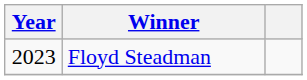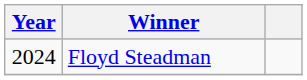(34, 56) 2023 -> (34, 56) 2024
